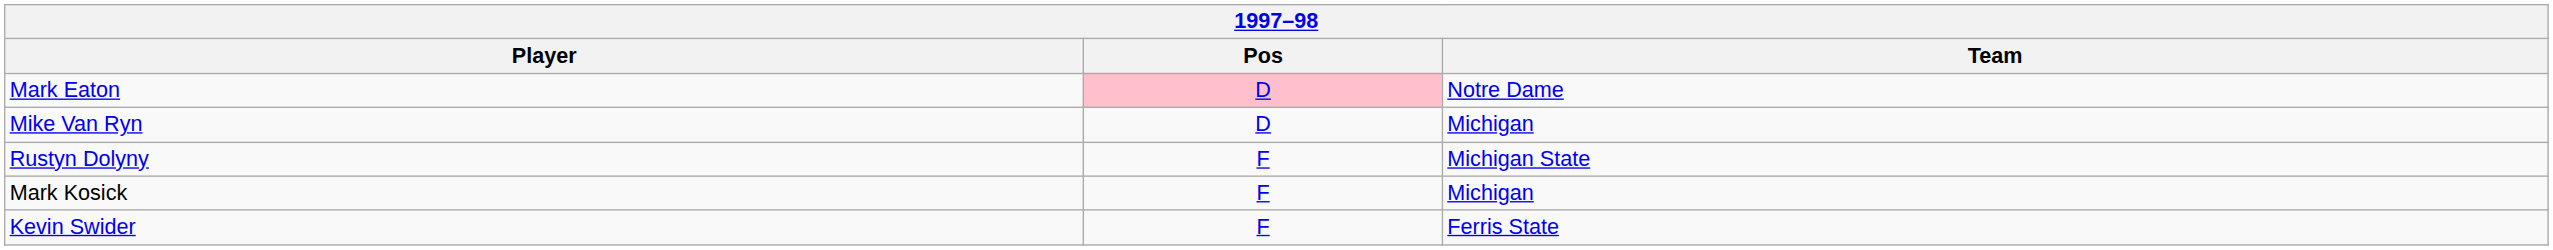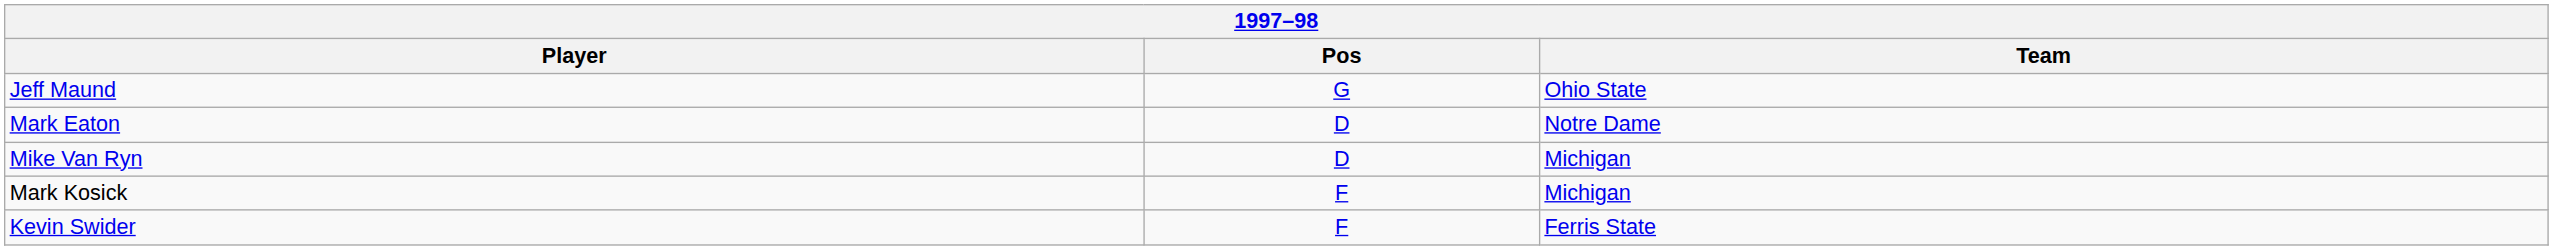+ row: (63, 90)
(1263, 90) pink background -> (1342, 124) no background
- row: (79, 158)
